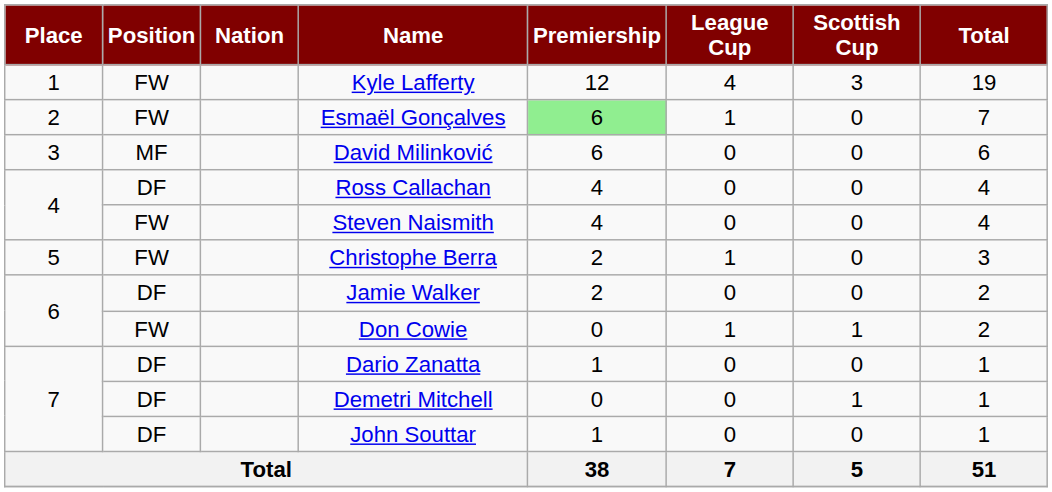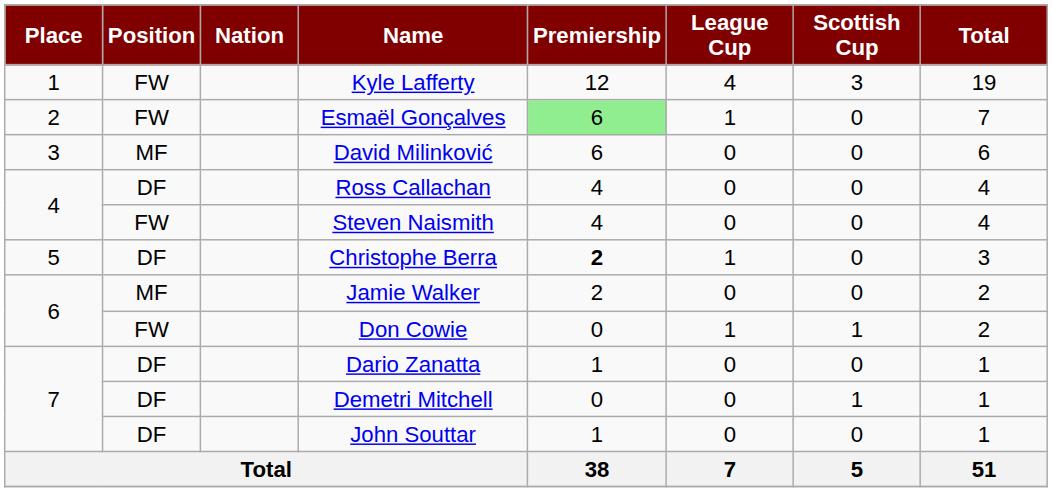(152, 258) FW -> (152, 258) DF
(597, 258) normal -> (597, 258) bold
(152, 293) DF -> (152, 293) MF
